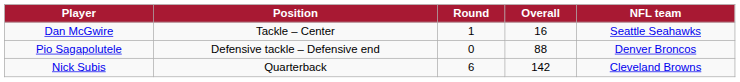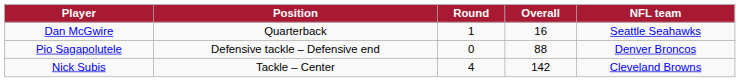(295, 31) Tackle – Center -> (295, 31) Quarterback
(295, 67) Quarterback -> (295, 67) Tackle – Center
(471, 67) 6 -> (471, 67) 4
